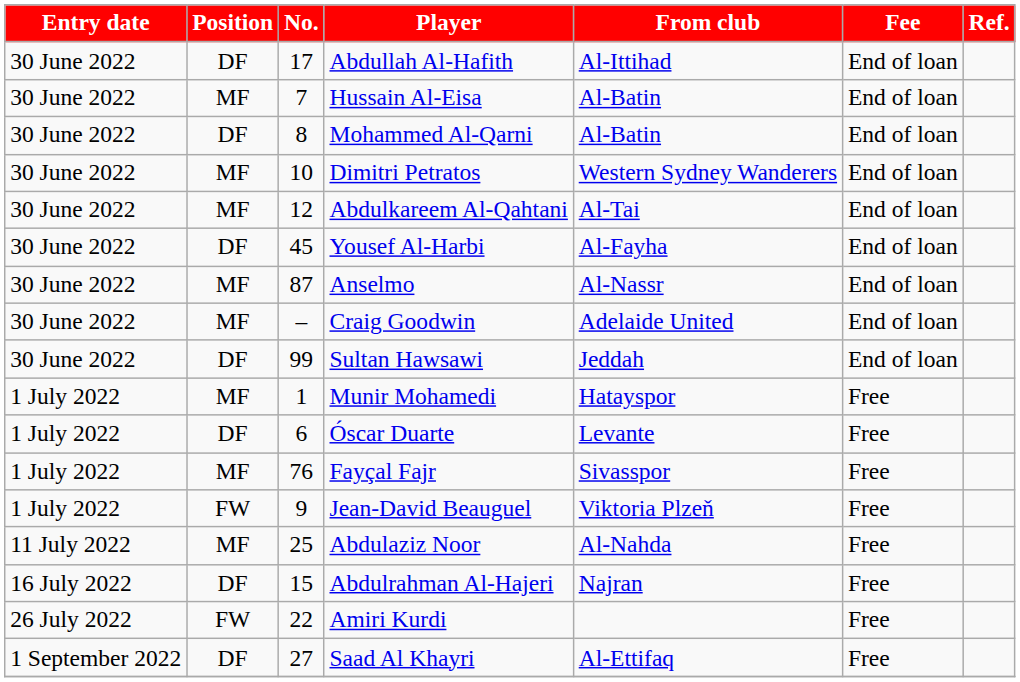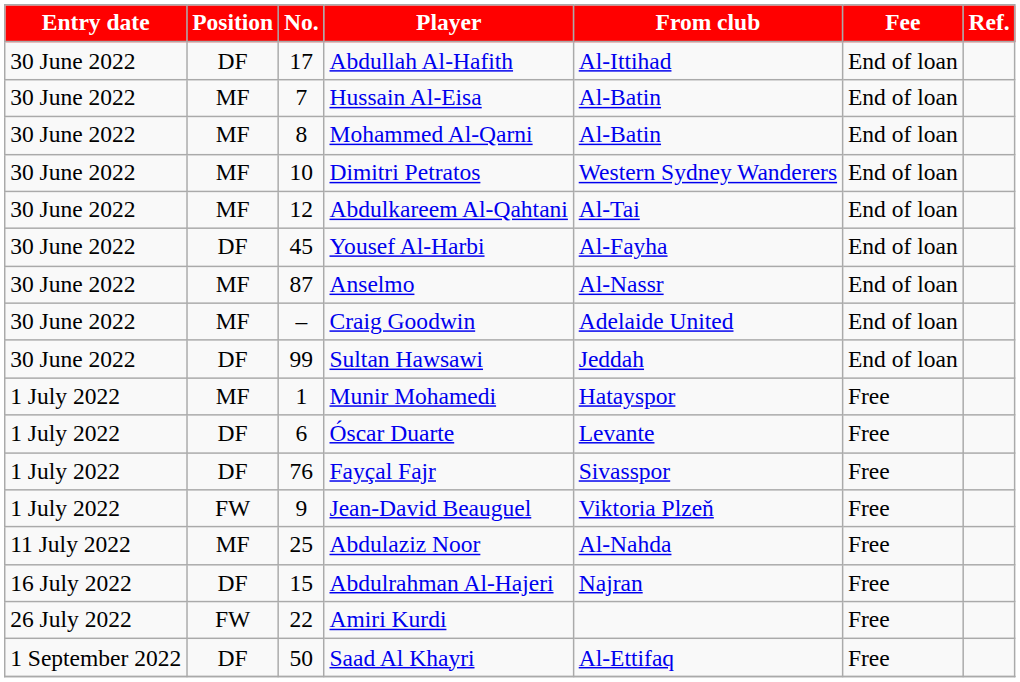(233, 135) DF -> (233, 135) MF
(233, 470) MF -> (233, 470) DF
(301, 657) 27 -> (301, 657) 50
